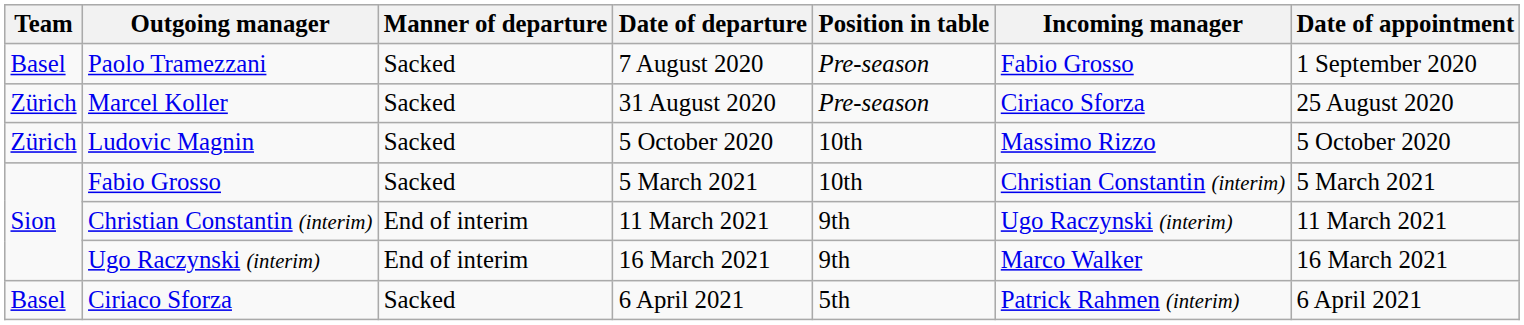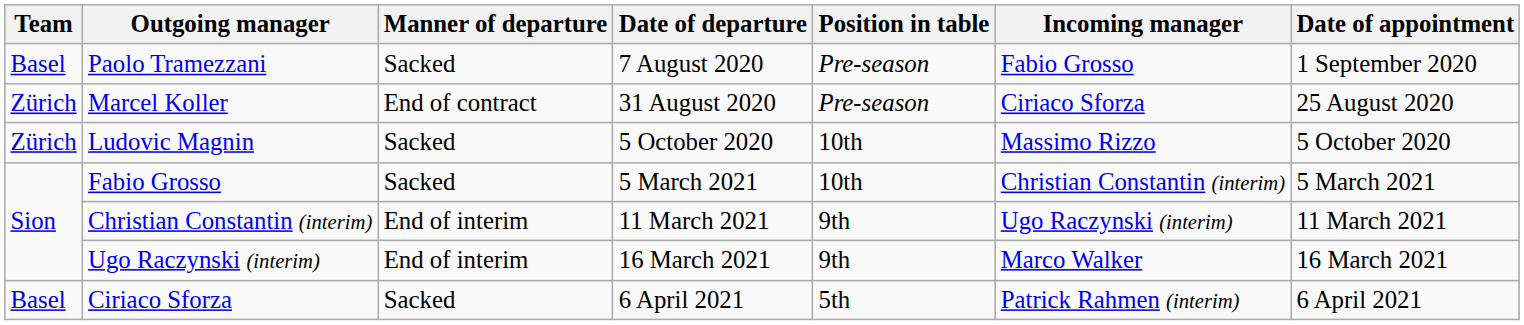(420, 102) Sacked -> (460, 102) End of contract
